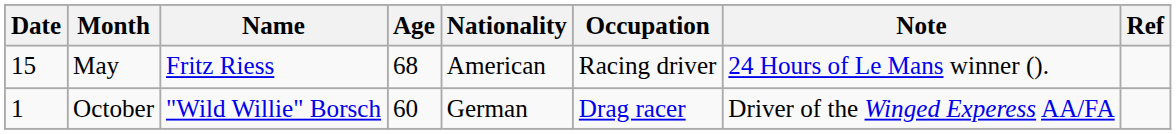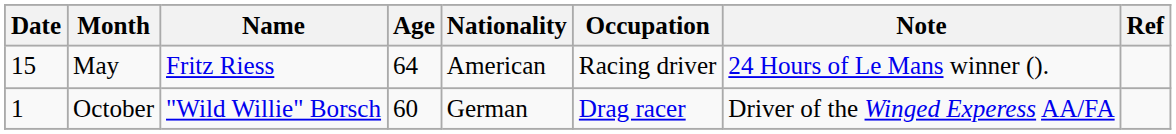(406, 66) 68 -> (406, 66) 64
